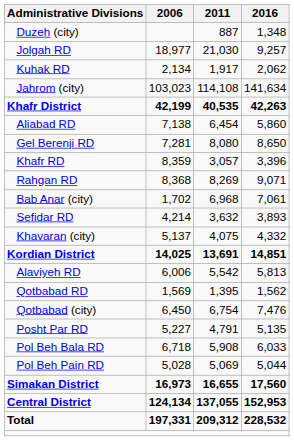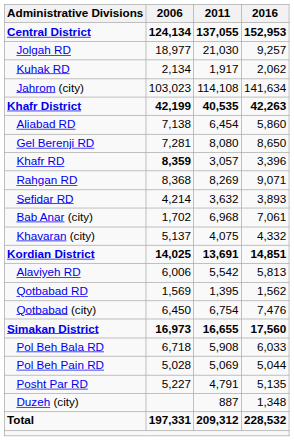rows swapped: (49, 402) <-> (48, 32)
(176, 161) normal -> (176, 161) bold
rows swapped: (45, 217) <-> (55, 198)
rows swapped: (53, 384) <-> (52, 328)
